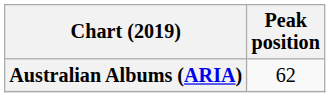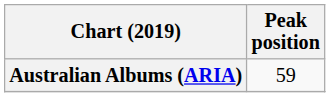(286, 75) 62 -> (286, 75) 59
